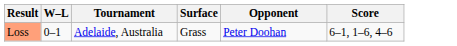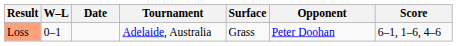+ column: (96, 13)
